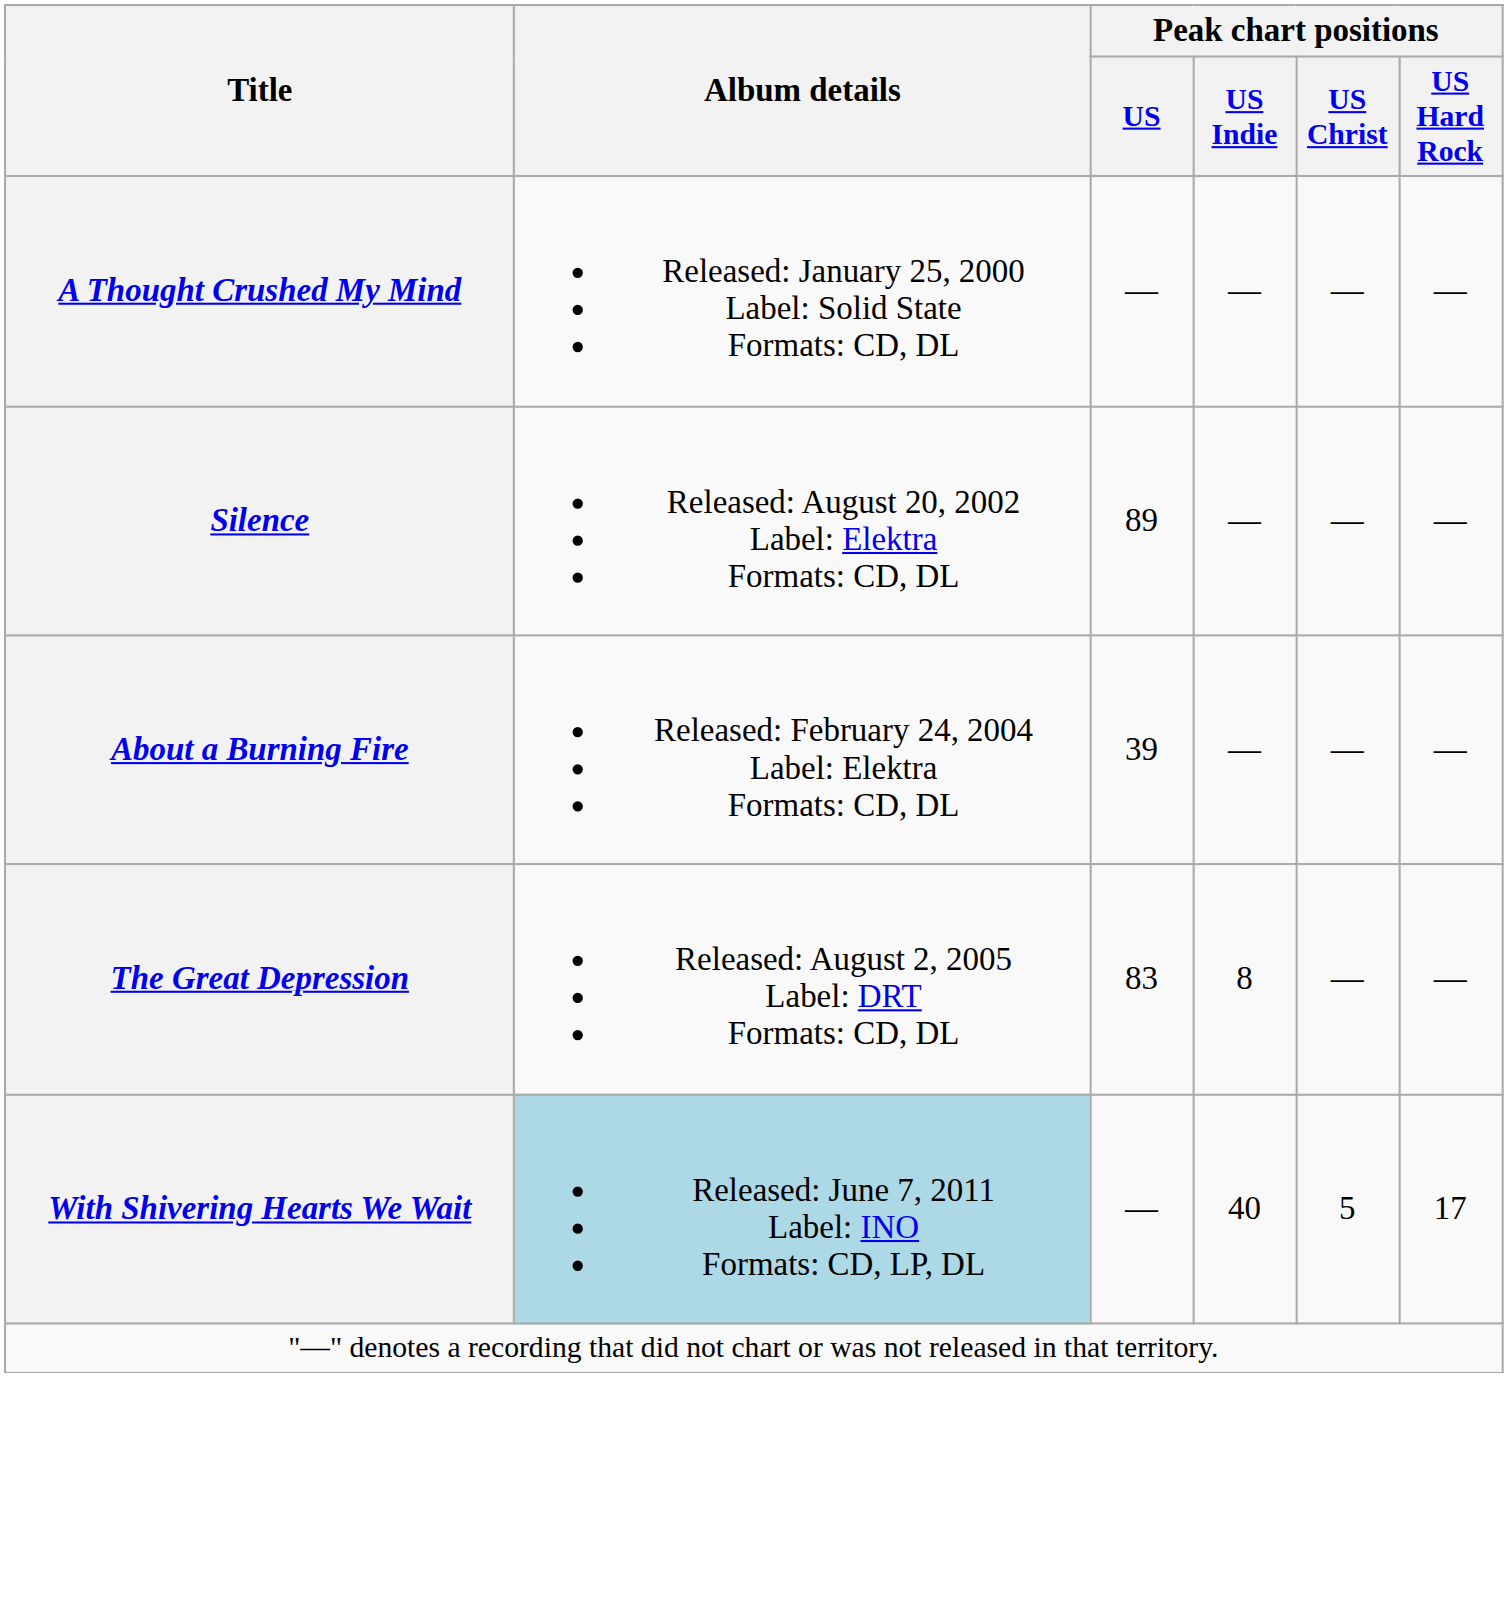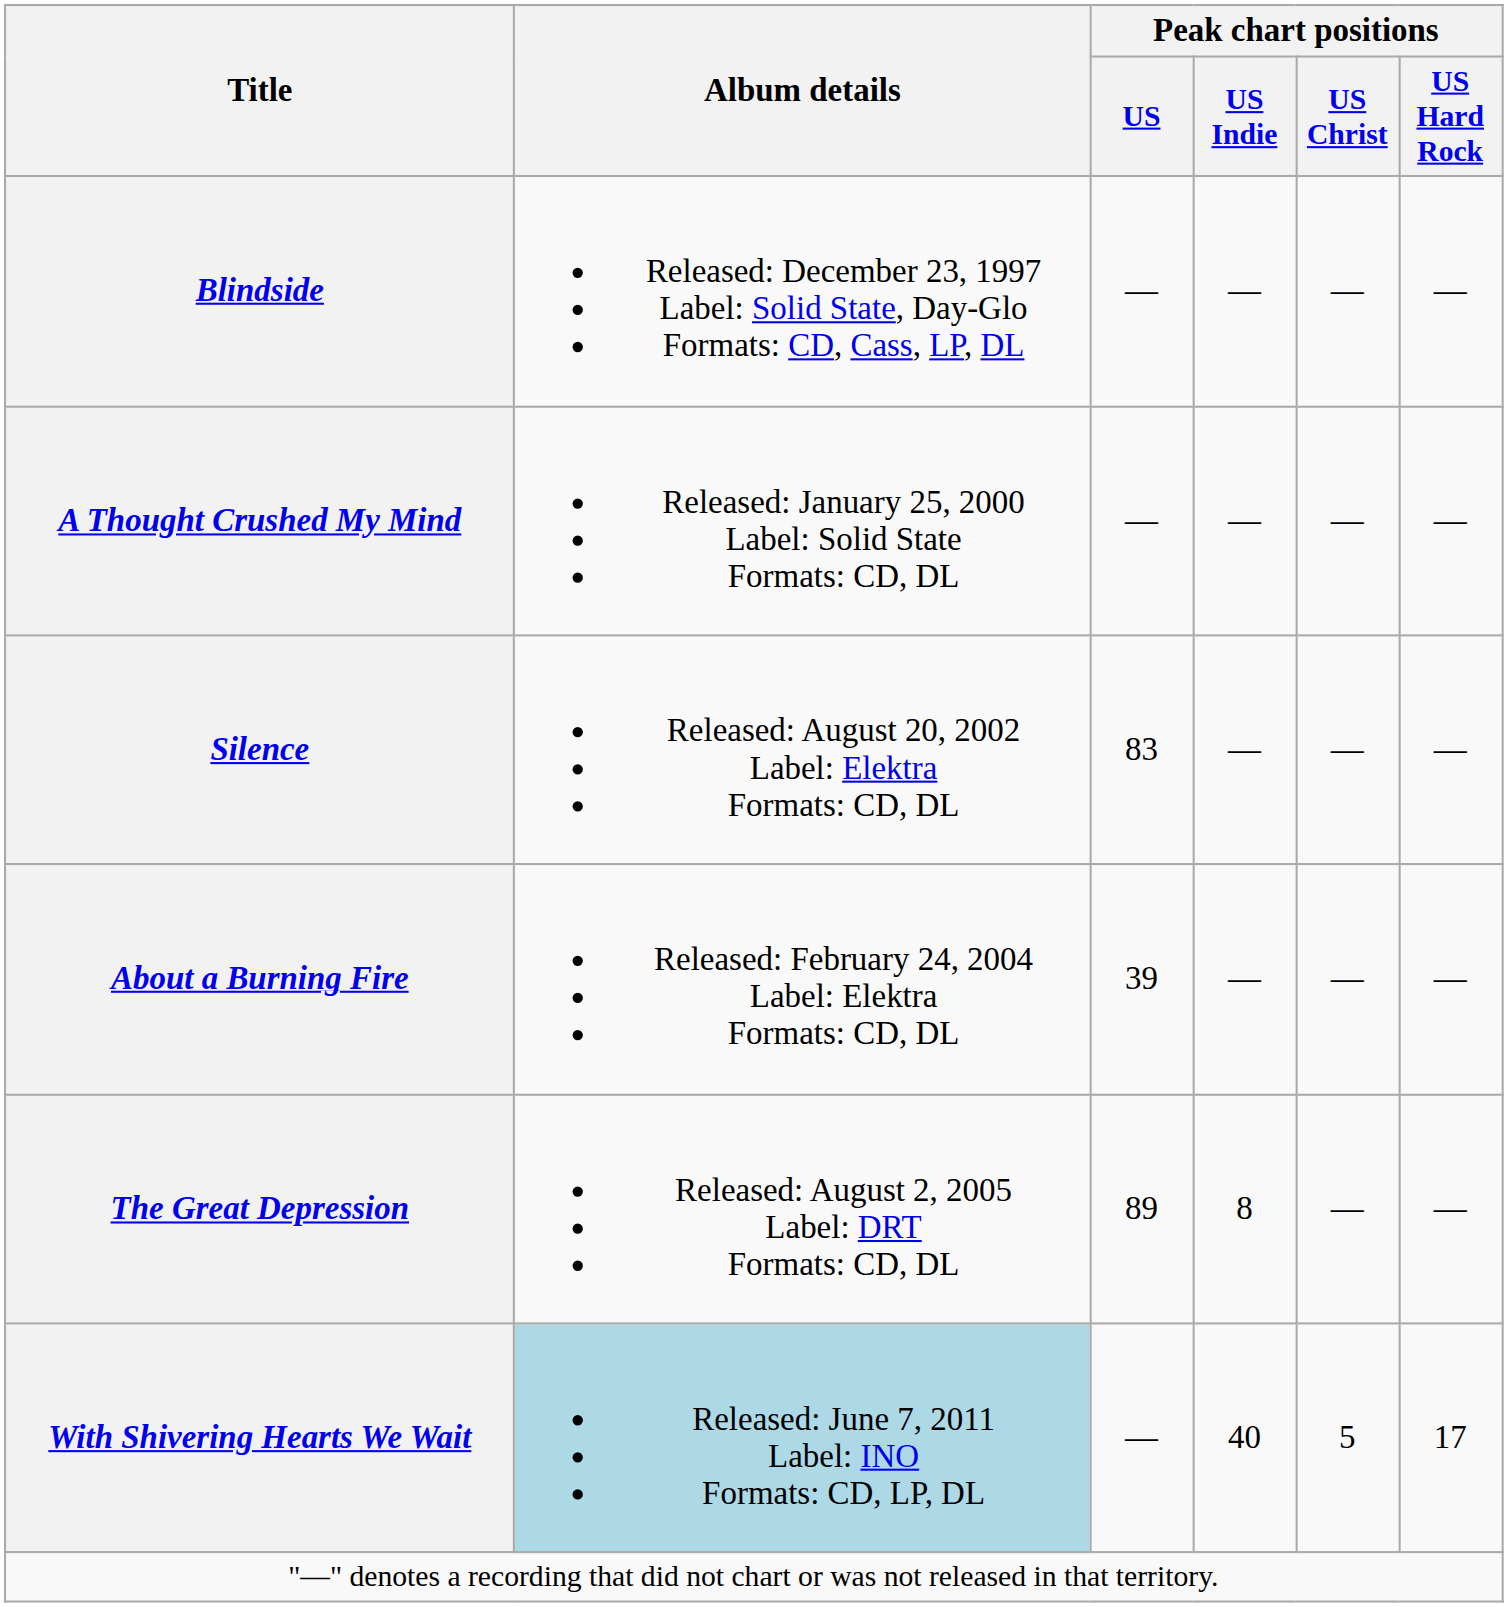+ row: (260, 290)
(1142, 519) 89 -> (1142, 749) 83
(1142, 978) 83 -> (1142, 1208) 89
